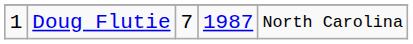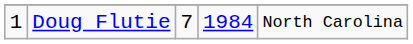(228, 22) 1987 -> (228, 22) 1984
